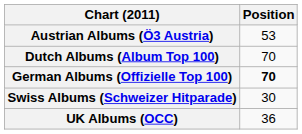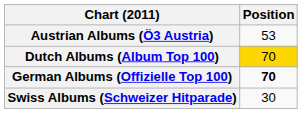(269, 56) no background -> (269, 56) gold background
- row: (122, 118)
